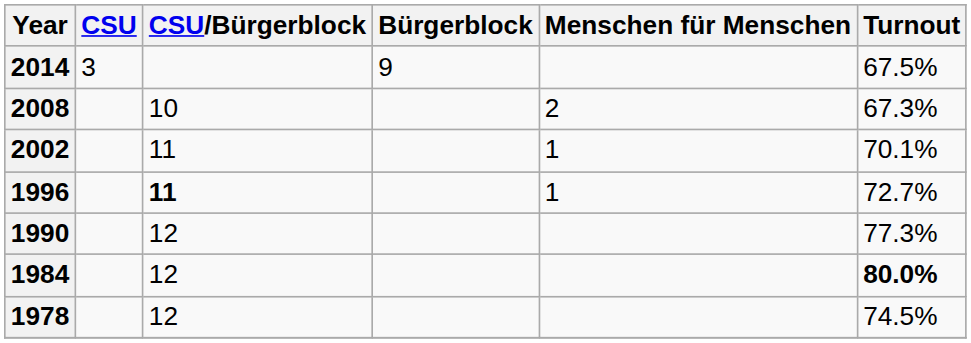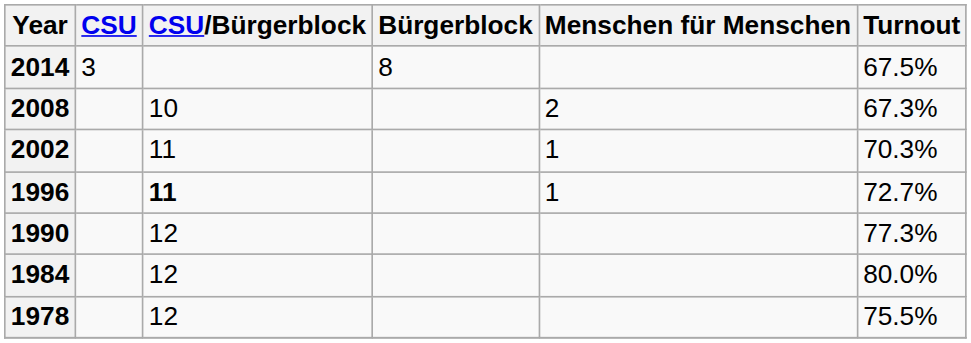(385, 66) 9 -> (385, 66) 8
(900, 150) 70.1% -> (900, 150) 70.3%
(900, 274) bold -> (900, 274) normal
(900, 316) 74.5% -> (900, 316) 75.5%
